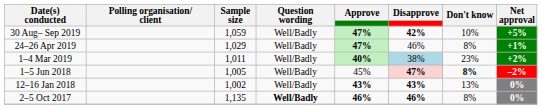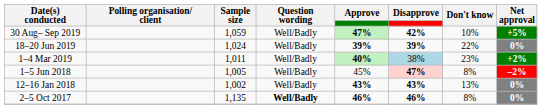+ row: (45, 46)
- row: (45, 46)
(470, 72) bold -> (470, 72) normal
